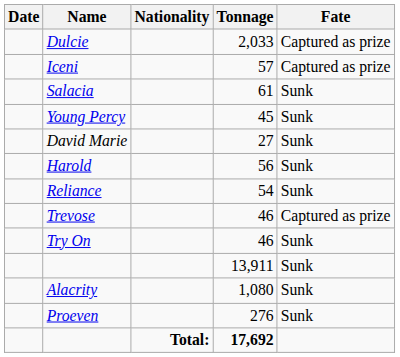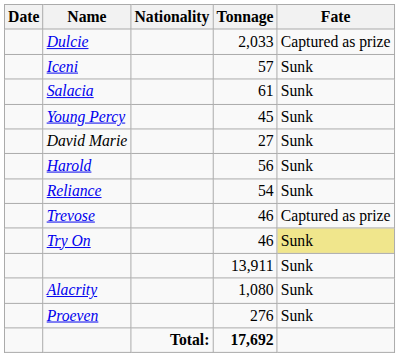(336, 66) Captured as prize -> (297, 66) Sunk
(297, 240) no background -> (297, 240) khaki background
